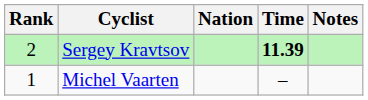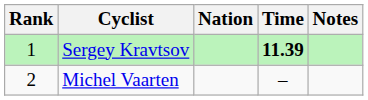(31, 49) 2 -> (31, 49) 1
(31, 79) 1 -> (31, 79) 2
